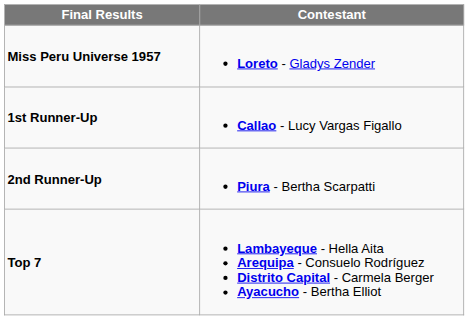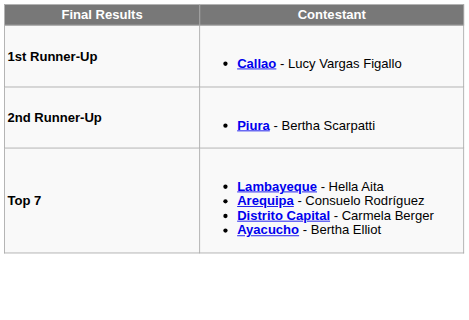- row: (84, 56)
